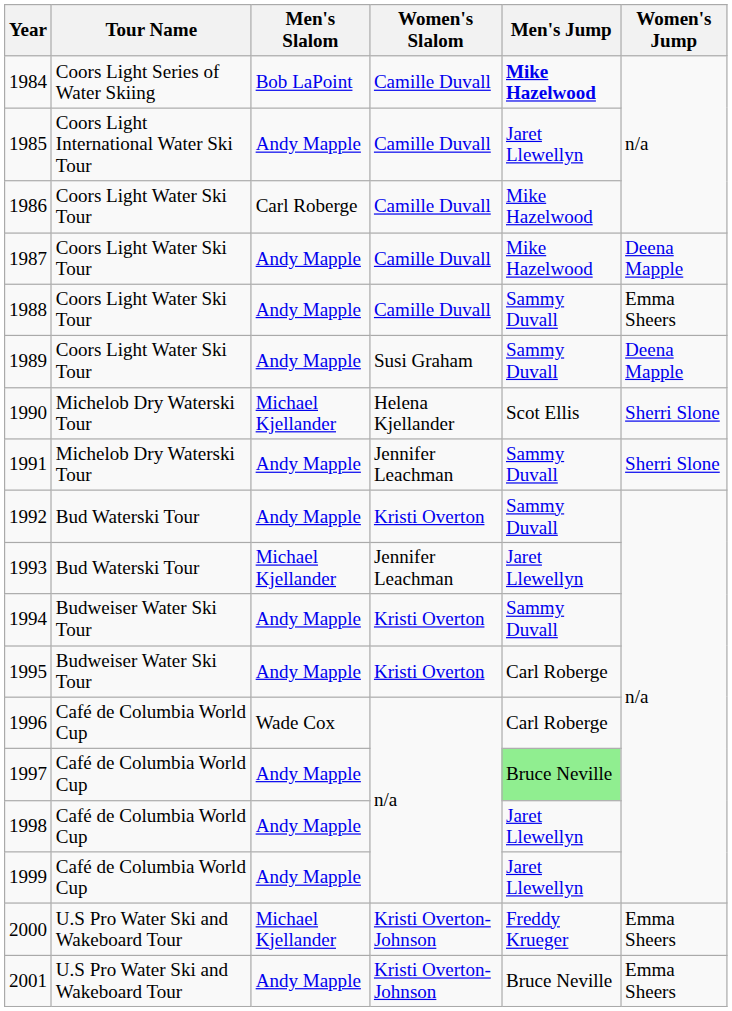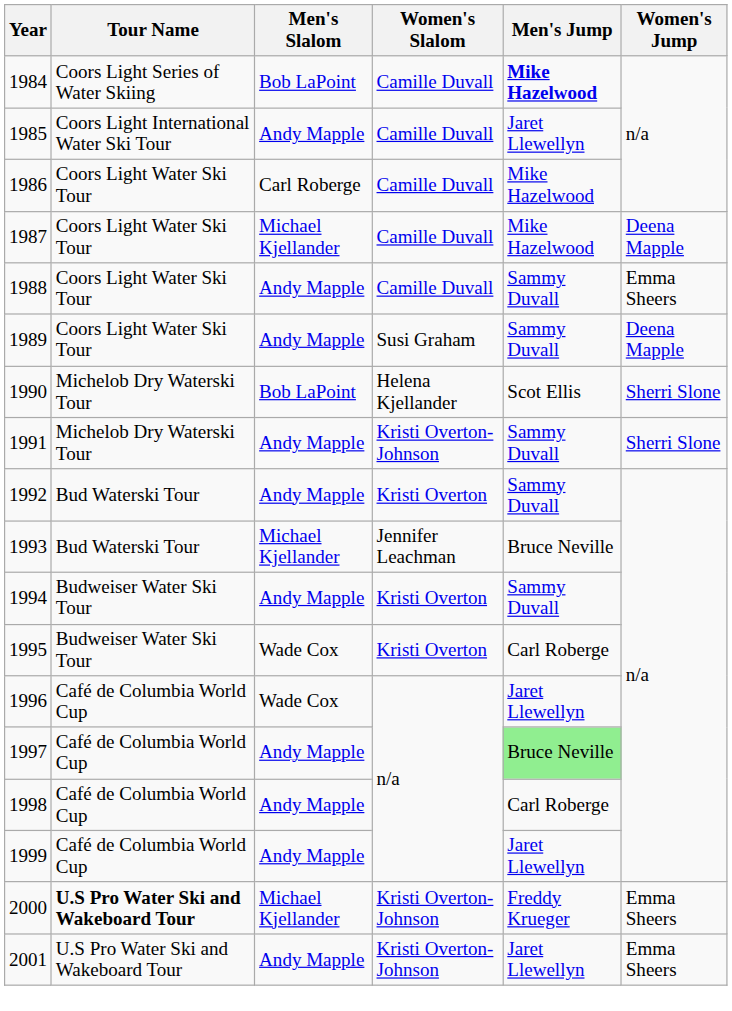(308, 258) Andy Mapple -> (299, 236) Michael Kjellander
(296, 413) Michael Kjellander -> (308, 391) Bob LaPoint
(414, 464) Jennifer Leachman -> (435, 443) Kristi Overton-Johnson
(545, 567) Jaret Llewellyn -> (560, 546) Bruce Neville
(308, 671) Andy Mapple -> (299, 649) Wade Cox
(557, 722) Carl Roberge -> (546, 701) Jaret Llewellyn
(545, 825) Jaret Llewellyn -> (558, 804) Carl Roberge
(142, 929) normal -> (148, 907) bold
(559, 980) Bruce Neville -> (546, 959) Jaret Llewellyn
